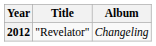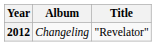columns swapped: (62, 13) <-> (122, 13)
